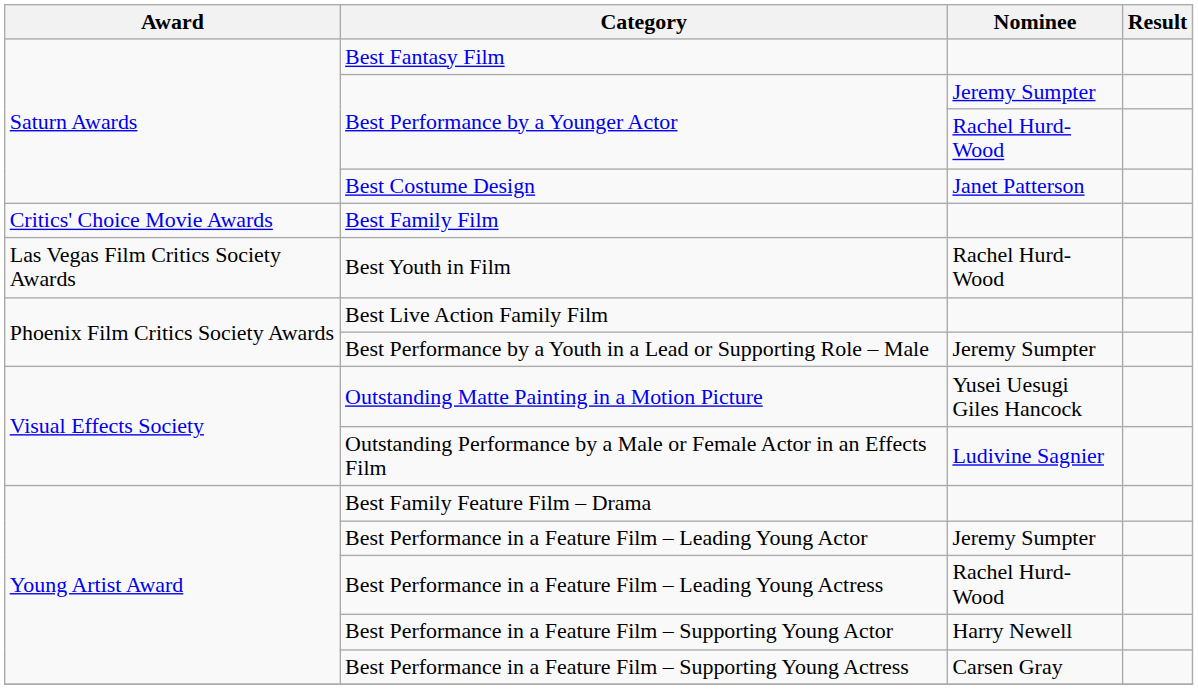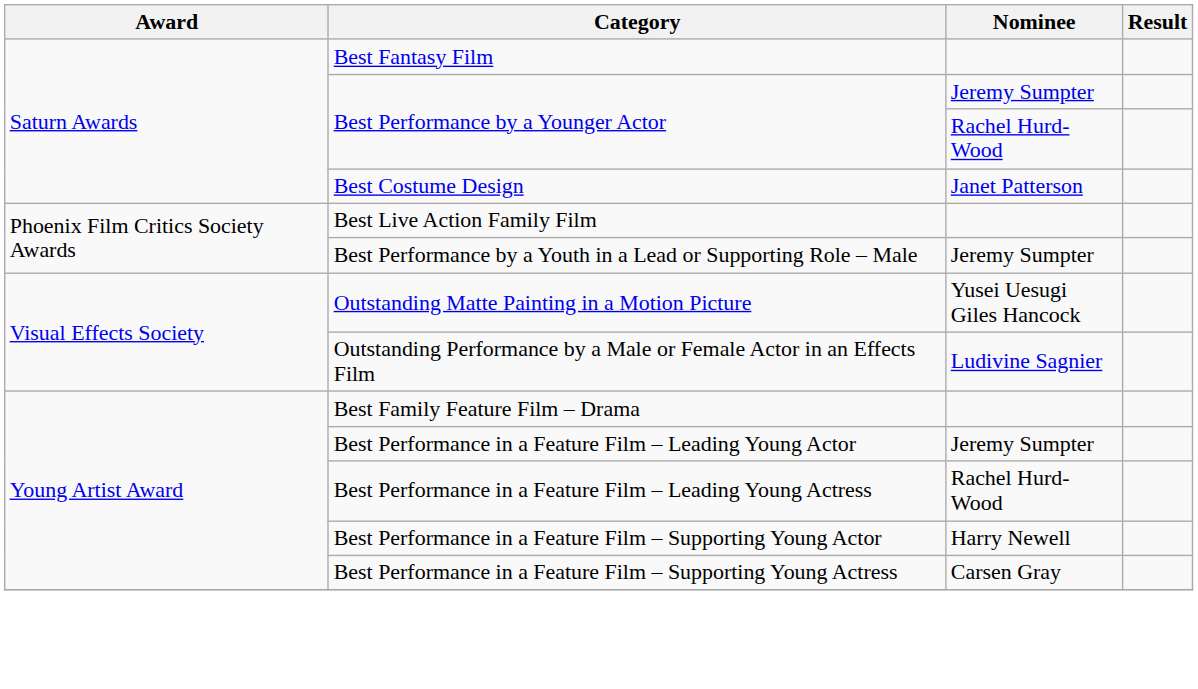- row: (422, 220)
- row: (428, 267)
